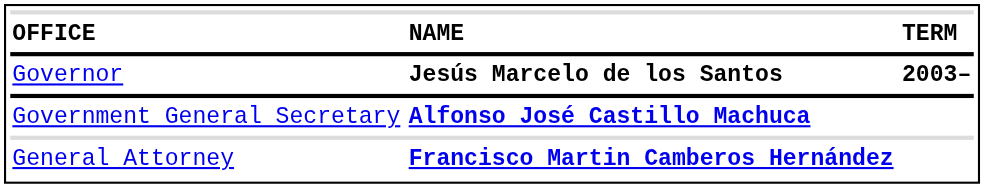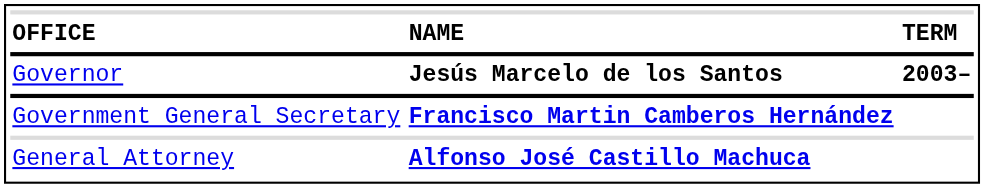(610, 117) Alfonso José Castillo Machuca -> (651, 117) Francisco Martin Camberos Hernández
(651, 159) Francisco Martin Camberos Hernández -> (610, 159) Alfonso José Castillo Machuca
